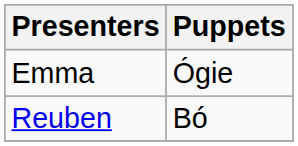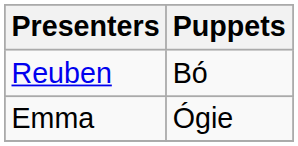rows swapped: (62, 118) <-> (53, 72)
